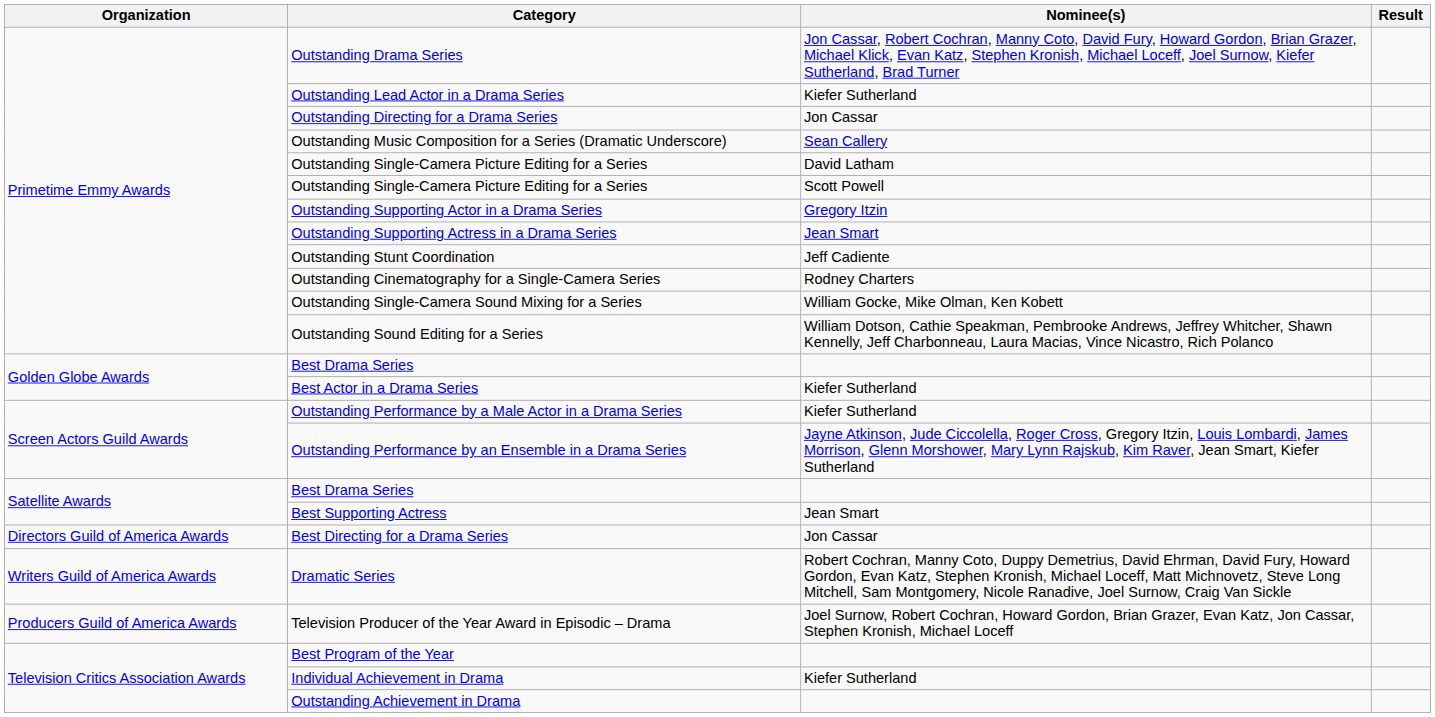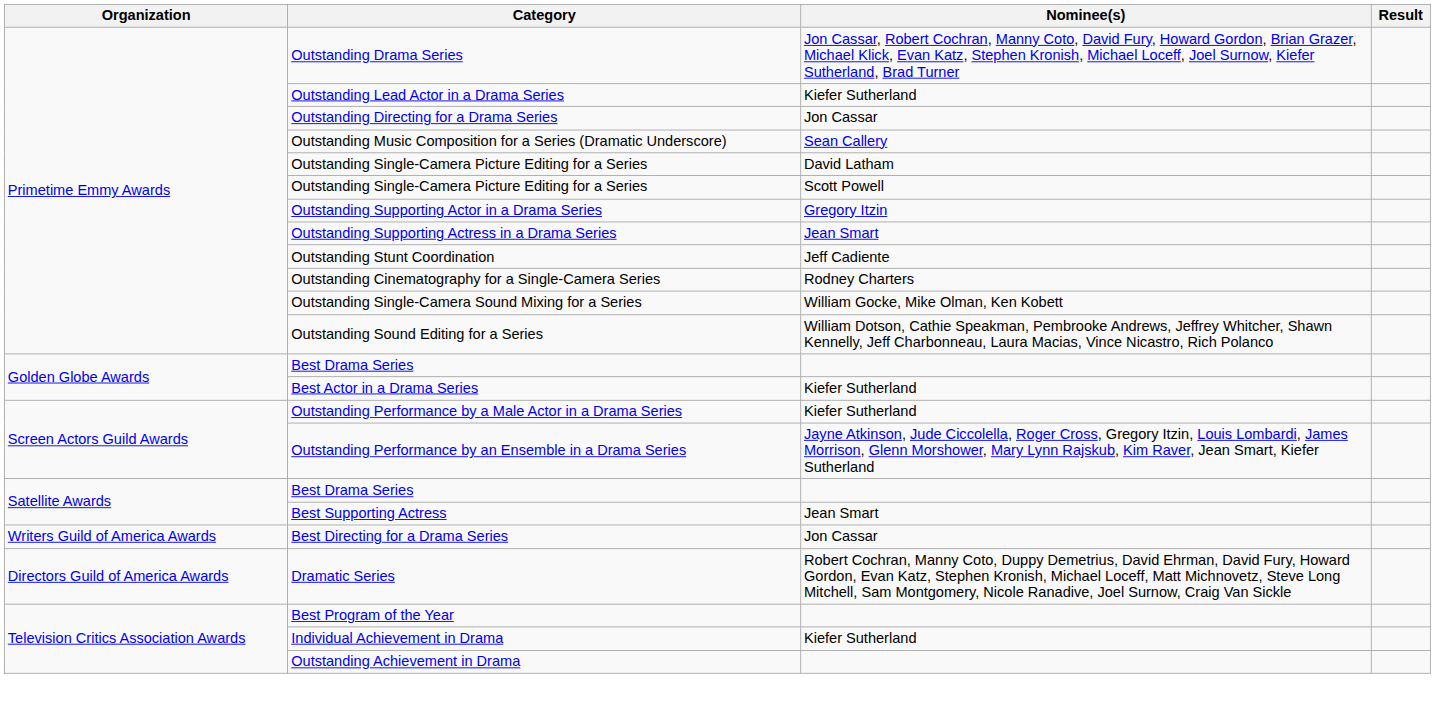(118, 536) Directors Guild of America Awards -> (112, 536) Writers Guild of America Awards
(112, 576) Writers Guild of America Awards -> (118, 576) Directors Guild of America Awards
- row: (481, 623)
